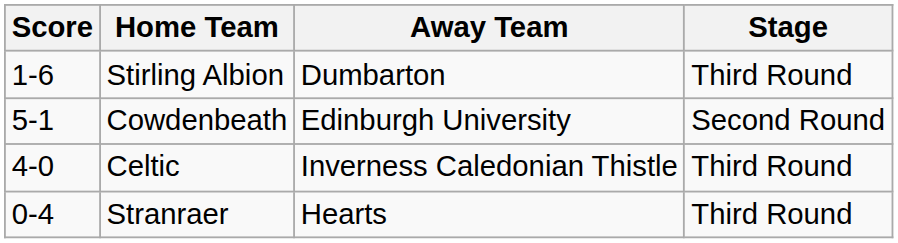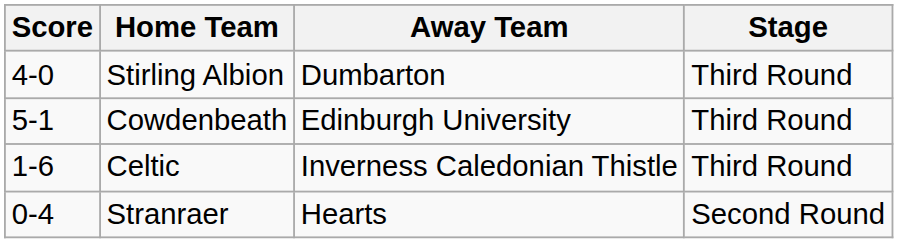(33, 74) 1-6 -> (33, 74) 4-0
(788, 120) Second Round -> (772, 120) Third Round
(33, 167) 4-0 -> (33, 167) 1-6
(772, 213) Third Round -> (788, 213) Second Round
